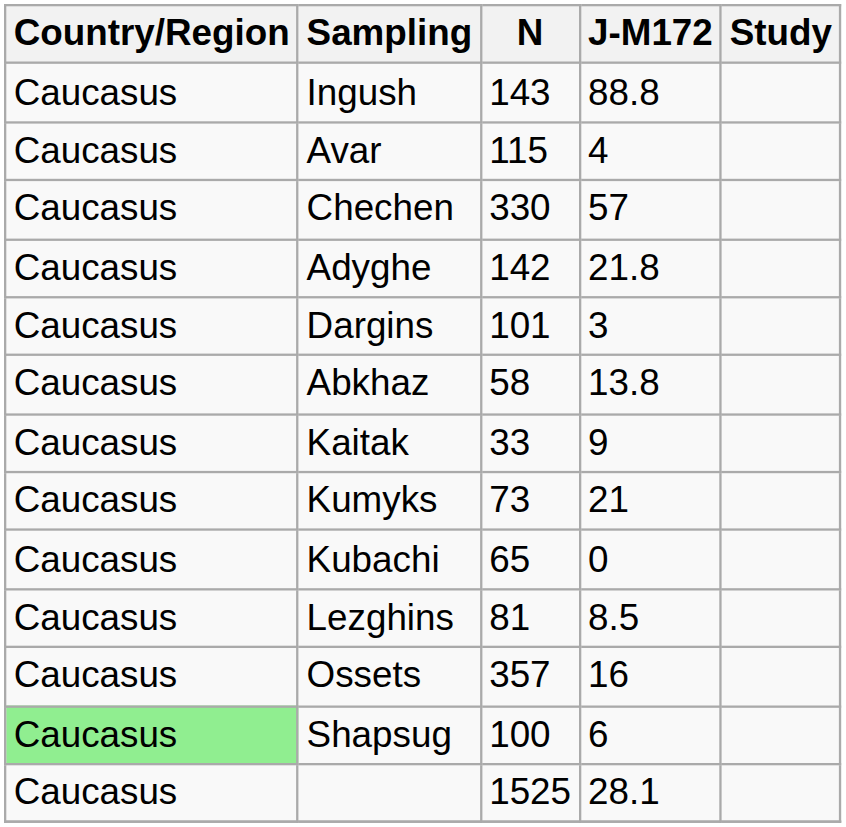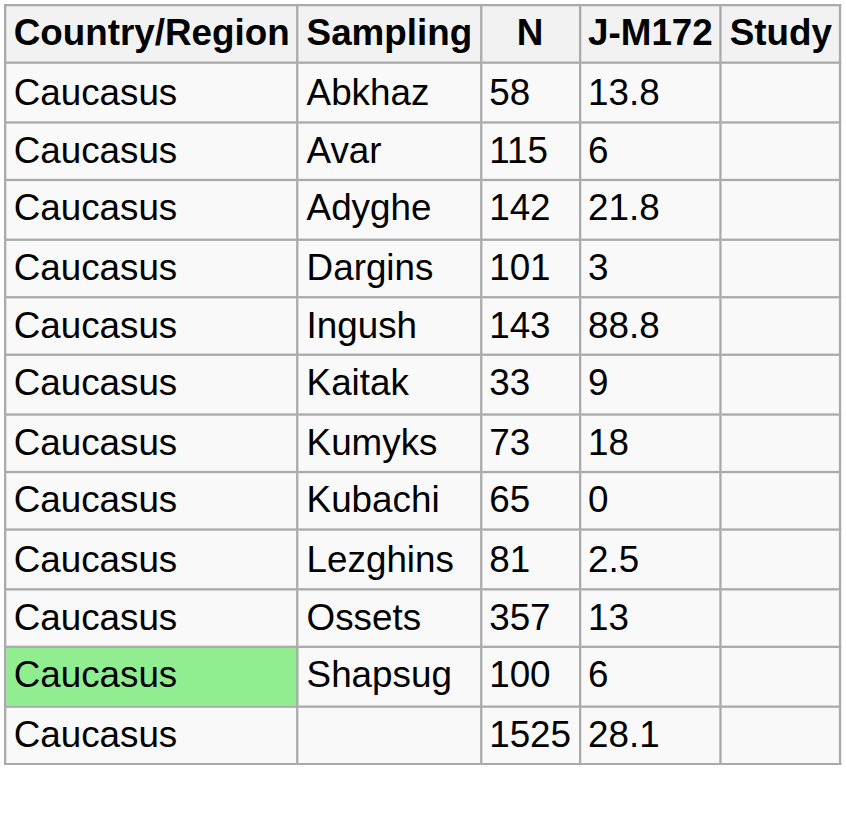rows swapped: (368, 383) <-> (362, 92)
(598, 150) 4 -> (598, 150) 6
- row: (380, 208)
(608, 500) 21 -> (608, 442) 18
(614, 617) 8.5 -> (614, 558) 2.5
(608, 675) 16 -> (608, 617) 13
